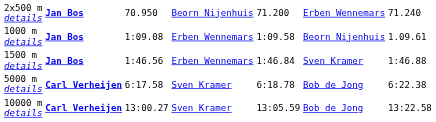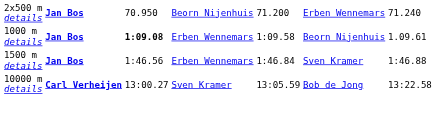(144, 36) normal -> (144, 36) bold
- row: (23, 84)
